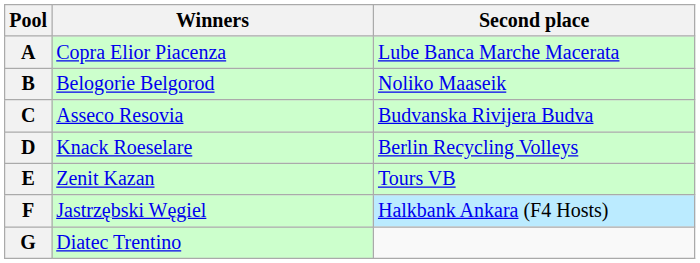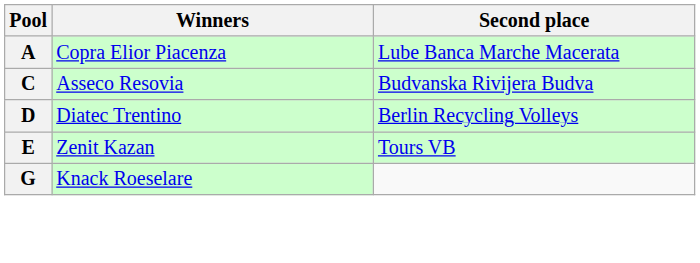- row: (28, 83)
(124, 147) Knack Roeselare -> (119, 115) Diatec Trentino
- row: (28, 210)
(119, 242) Diatec Trentino -> (124, 178) Knack Roeselare
